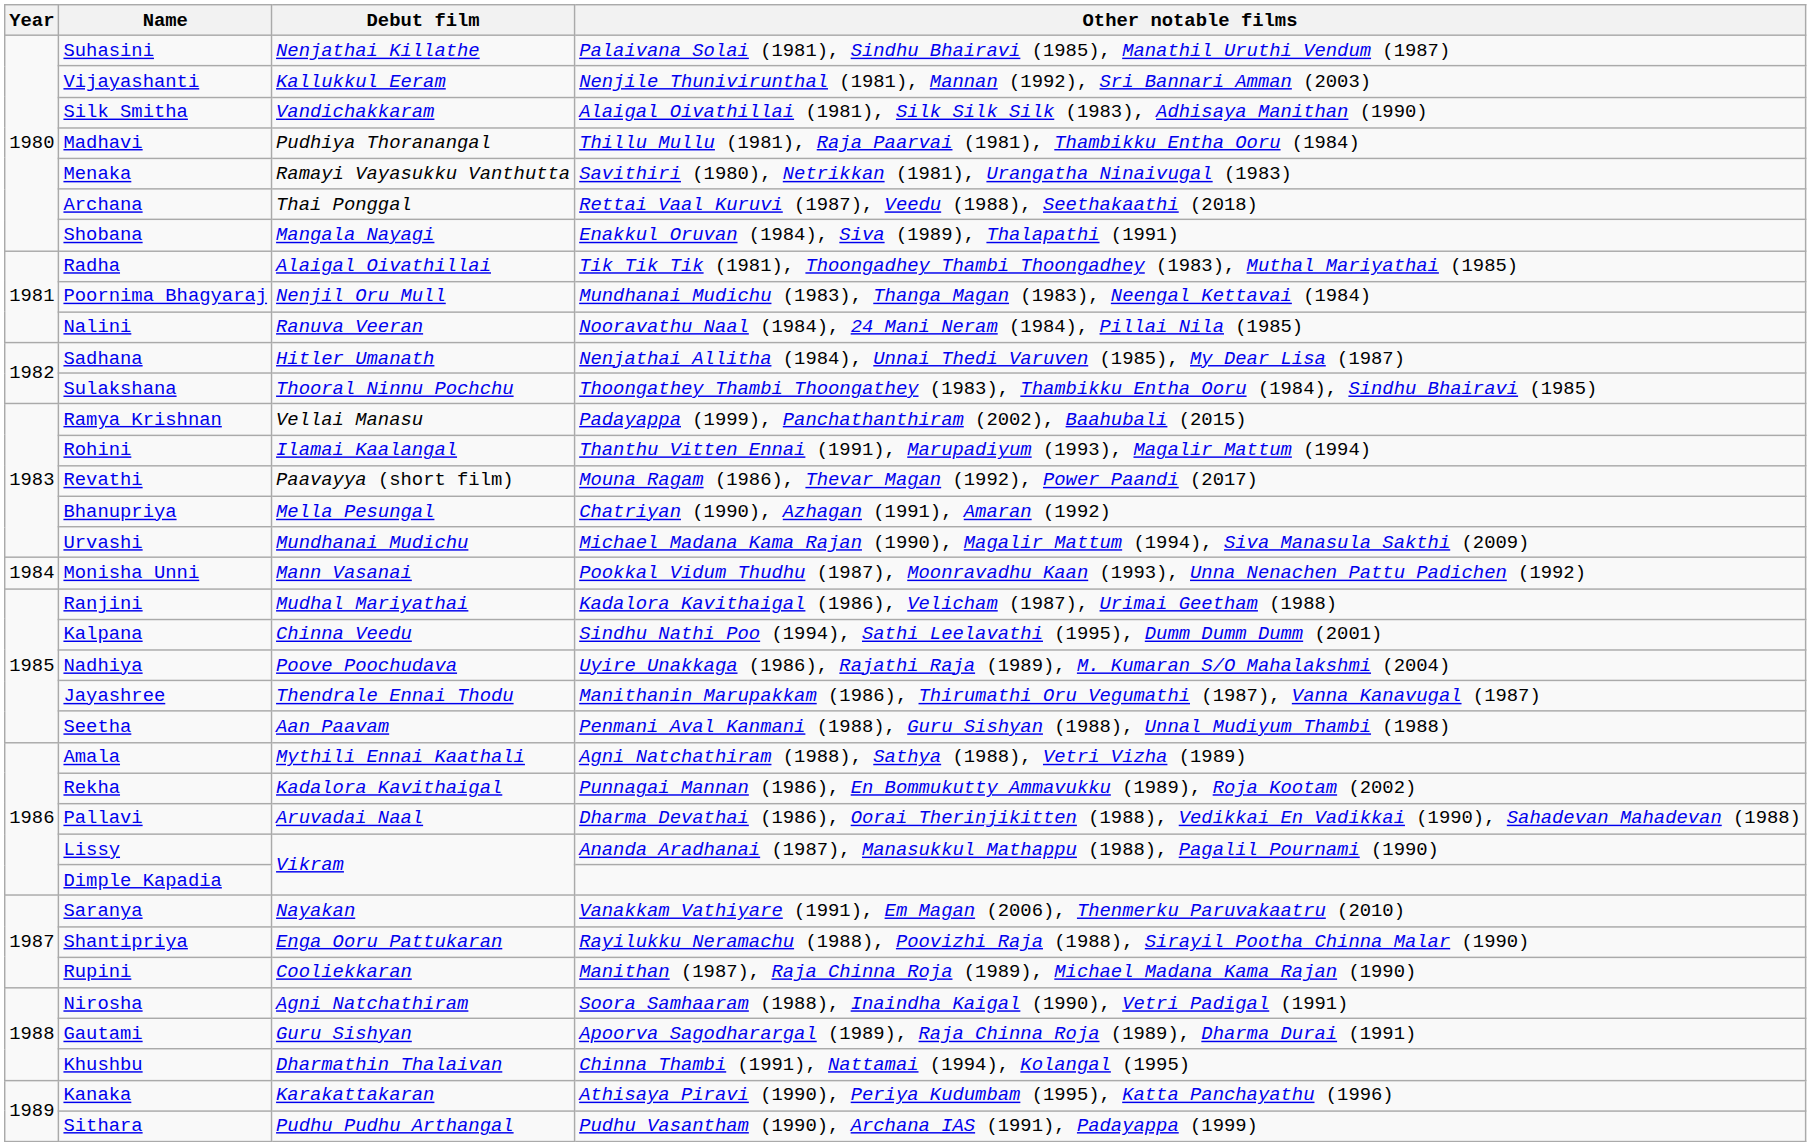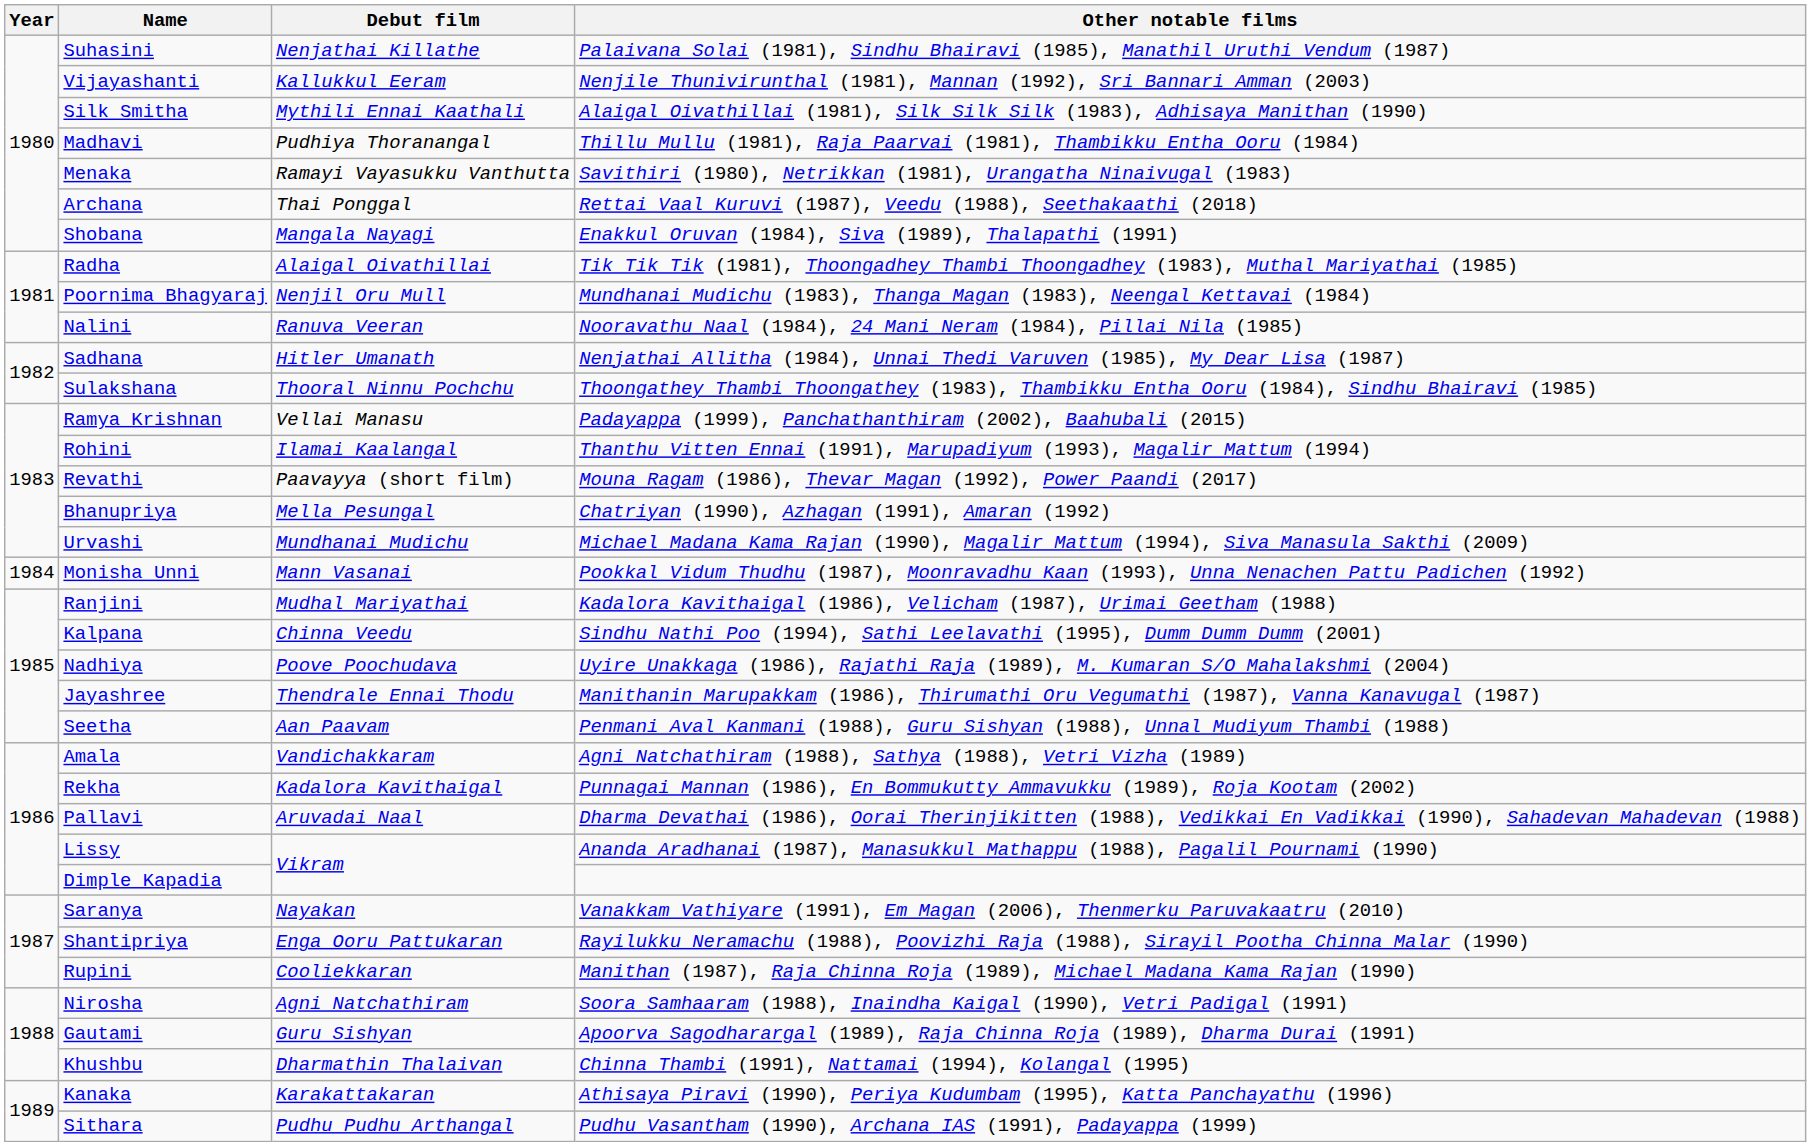(355, 112) Vandichakkaram -> (400, 112) Mythili Ennai Kaathali
(400, 757) Mythili Ennai Kaathali -> (355, 757) Vandichakkaram
